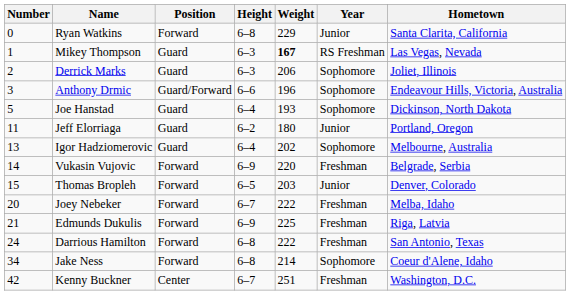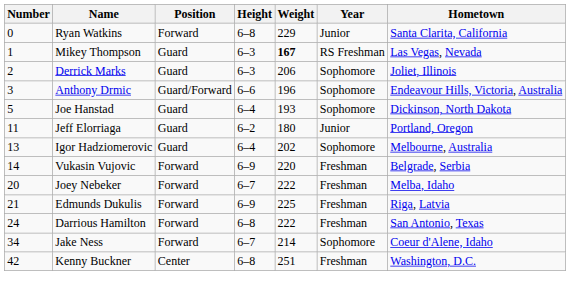- row: (96, 185)
(246, 261) 6–8 -> (246, 242) 6–7
(246, 280) 6–7 -> (246, 261) 6–8
